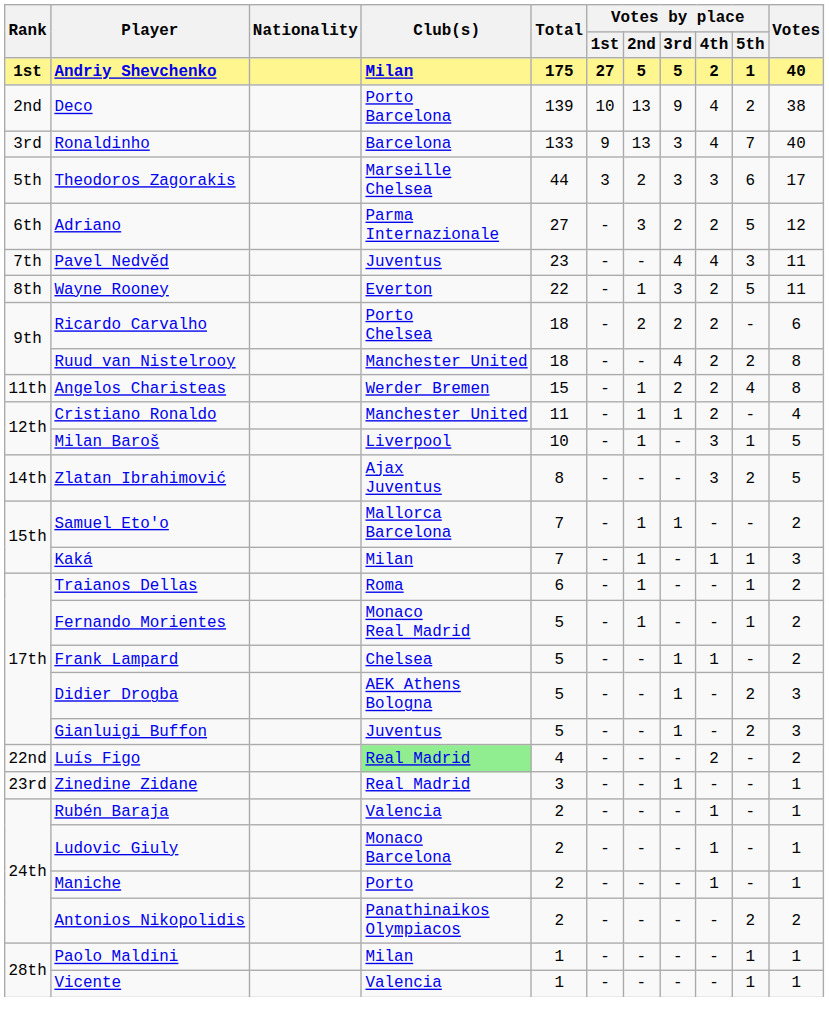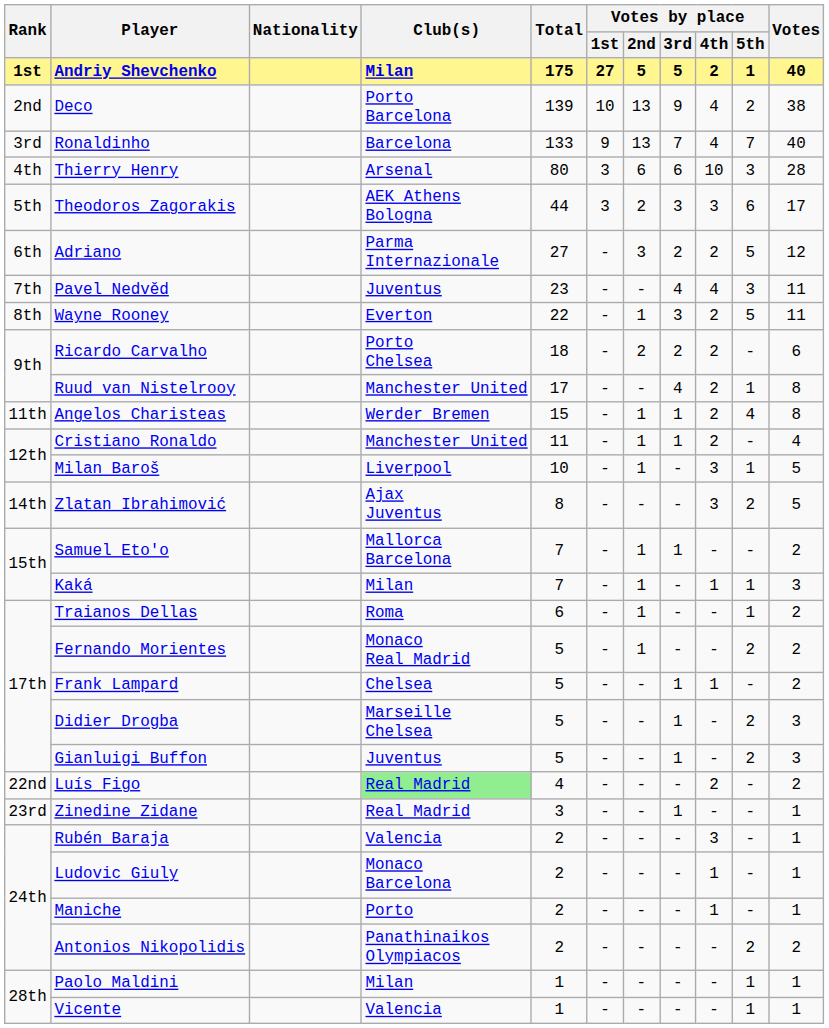(678, 144) 3 -> (678, 144) 7
+ row: (116, 170)
(408, 180) Marseille Chelsea -> (413, 207) AEK Athens Bologna
(559, 361) 18 -> (559, 388) 17
(750, 361) 2 -> (750, 388) 1
(678, 388) 2 -> (678, 415) 1
(750, 623) 1 -> (750, 649) 2
(413, 695) AEK Athens Bologna -> (408, 722) Marseille Chelsea
(714, 812) 1 -> (714, 838) 3
